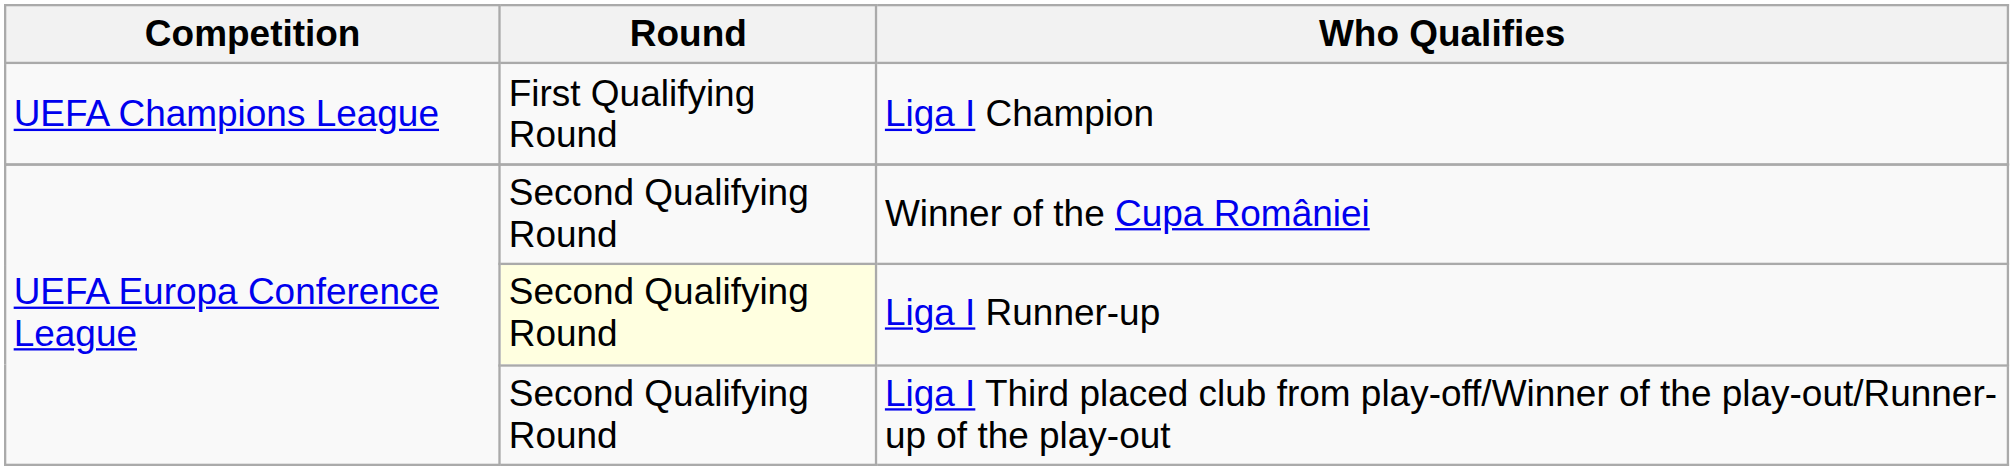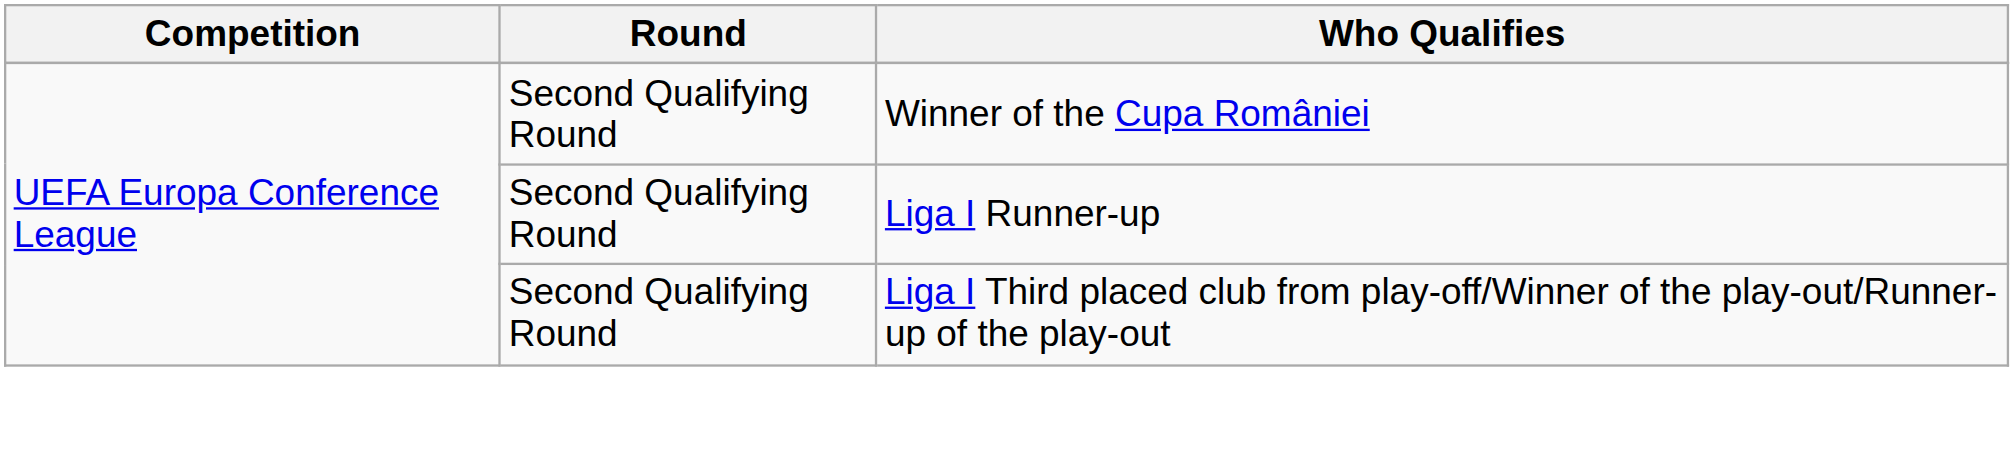- row: (1019, 113)
(659, 313) lightyellow background -> (659, 213) no background
